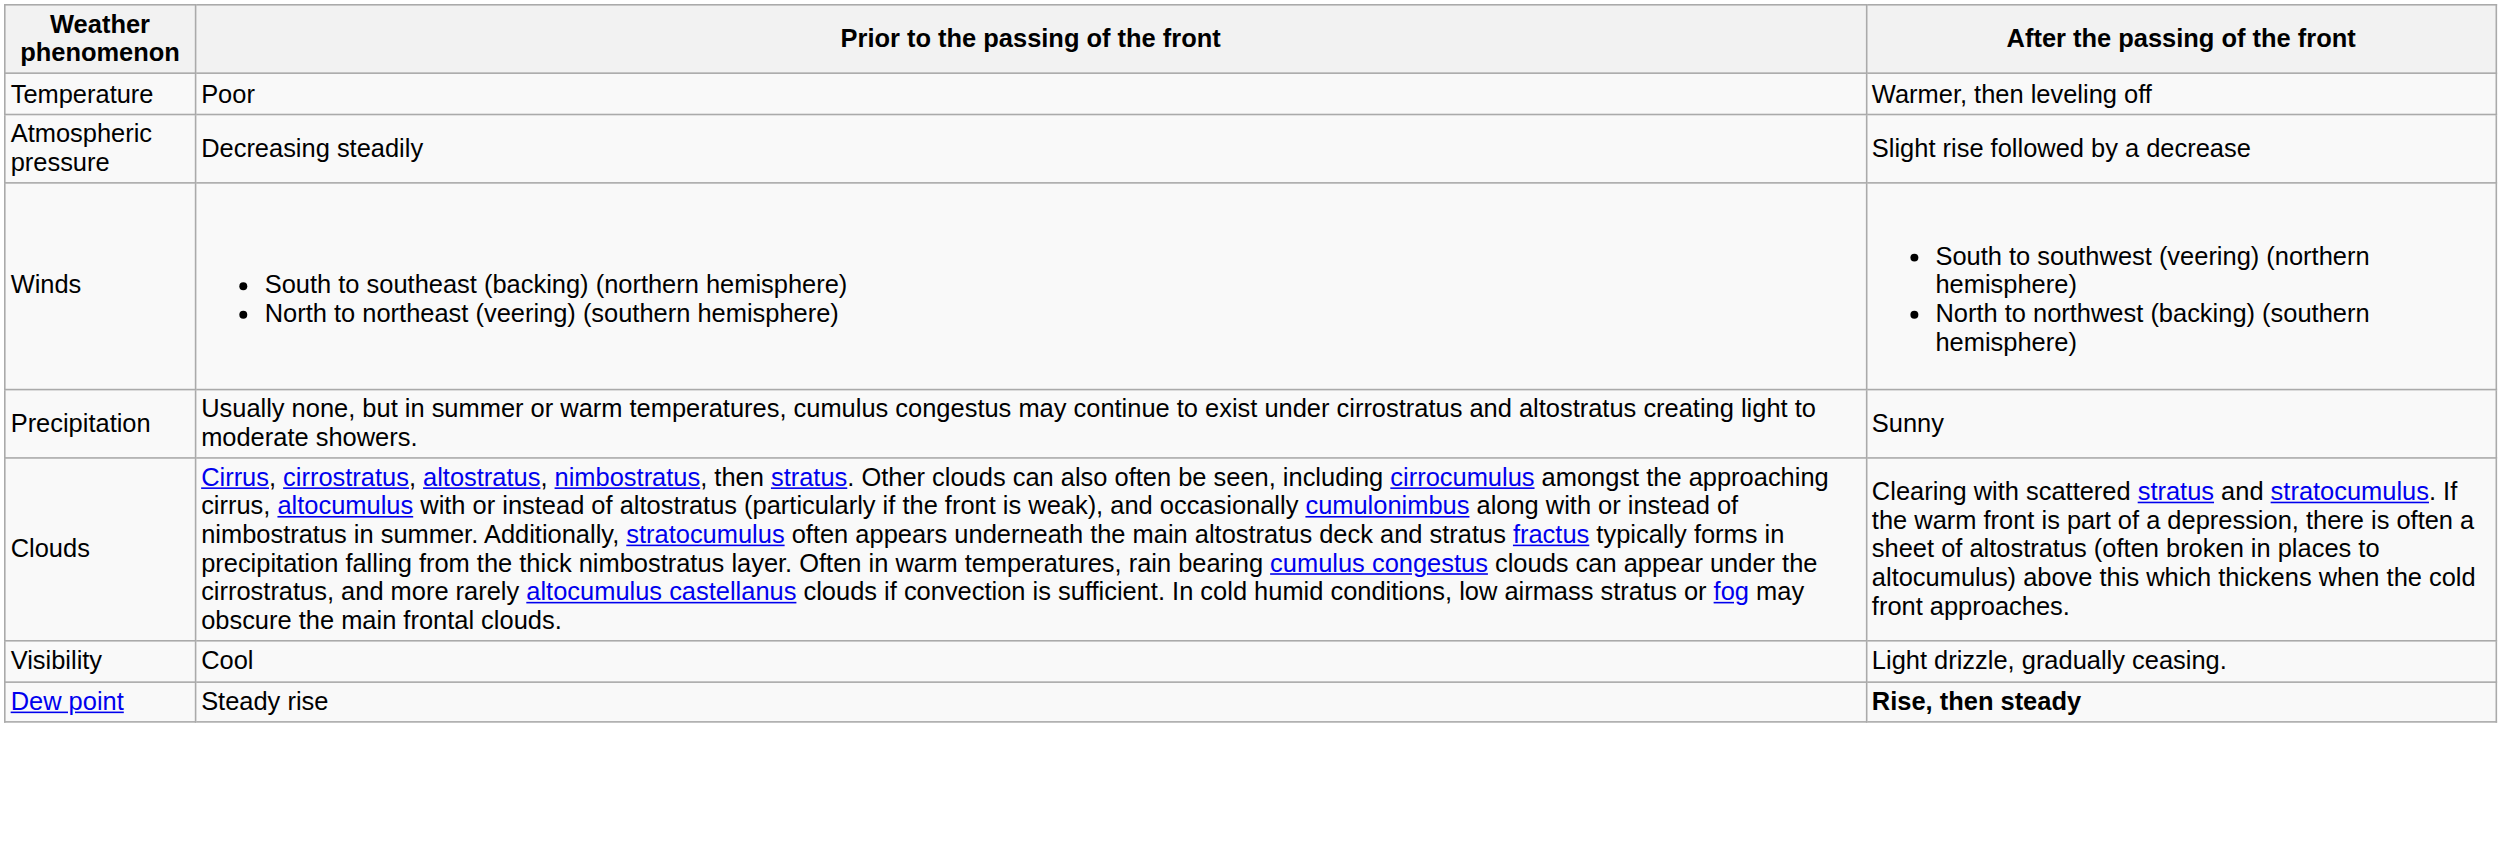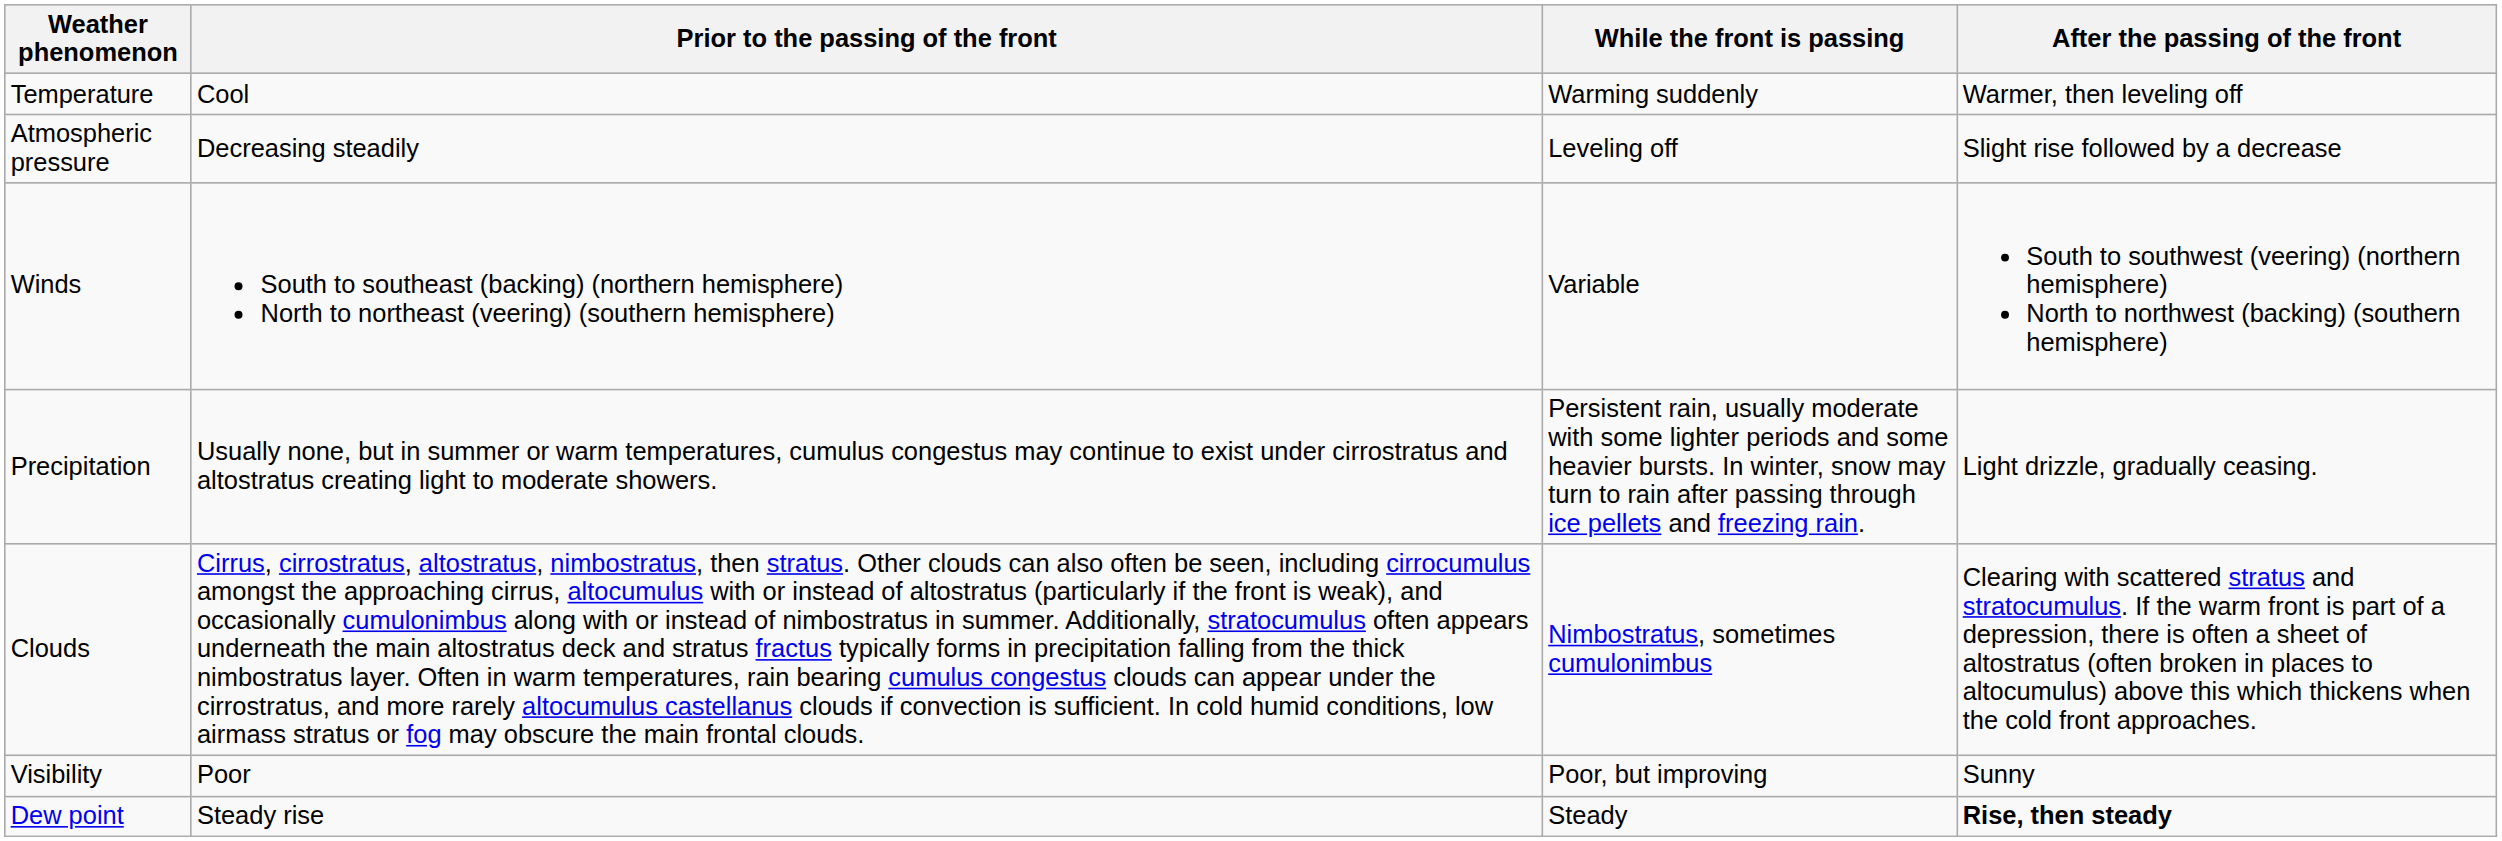+ column: (1750, 38)
(228, 93) Poor -> (223, 93) Cool
(1908, 422) Sunny -> (2140, 465) Light drizzle, gradually ceasing.
(227, 661) Cool -> (224, 775) Poor
(2049, 661) Light drizzle, gradually ceasing. -> (1999, 775) Sunny
